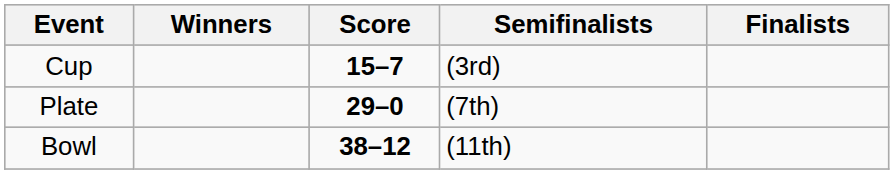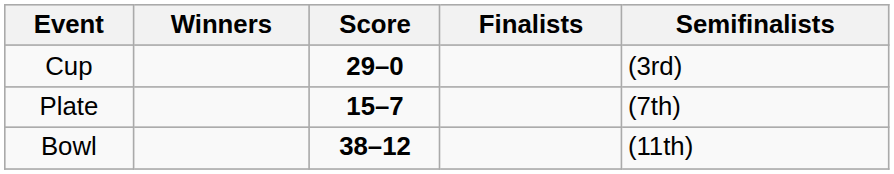columns swapped: (798, 24) <-> (574, 24)
(375, 65) 15–7 -> (375, 65) 29–0
(375, 106) 29–0 -> (375, 106) 15–7
